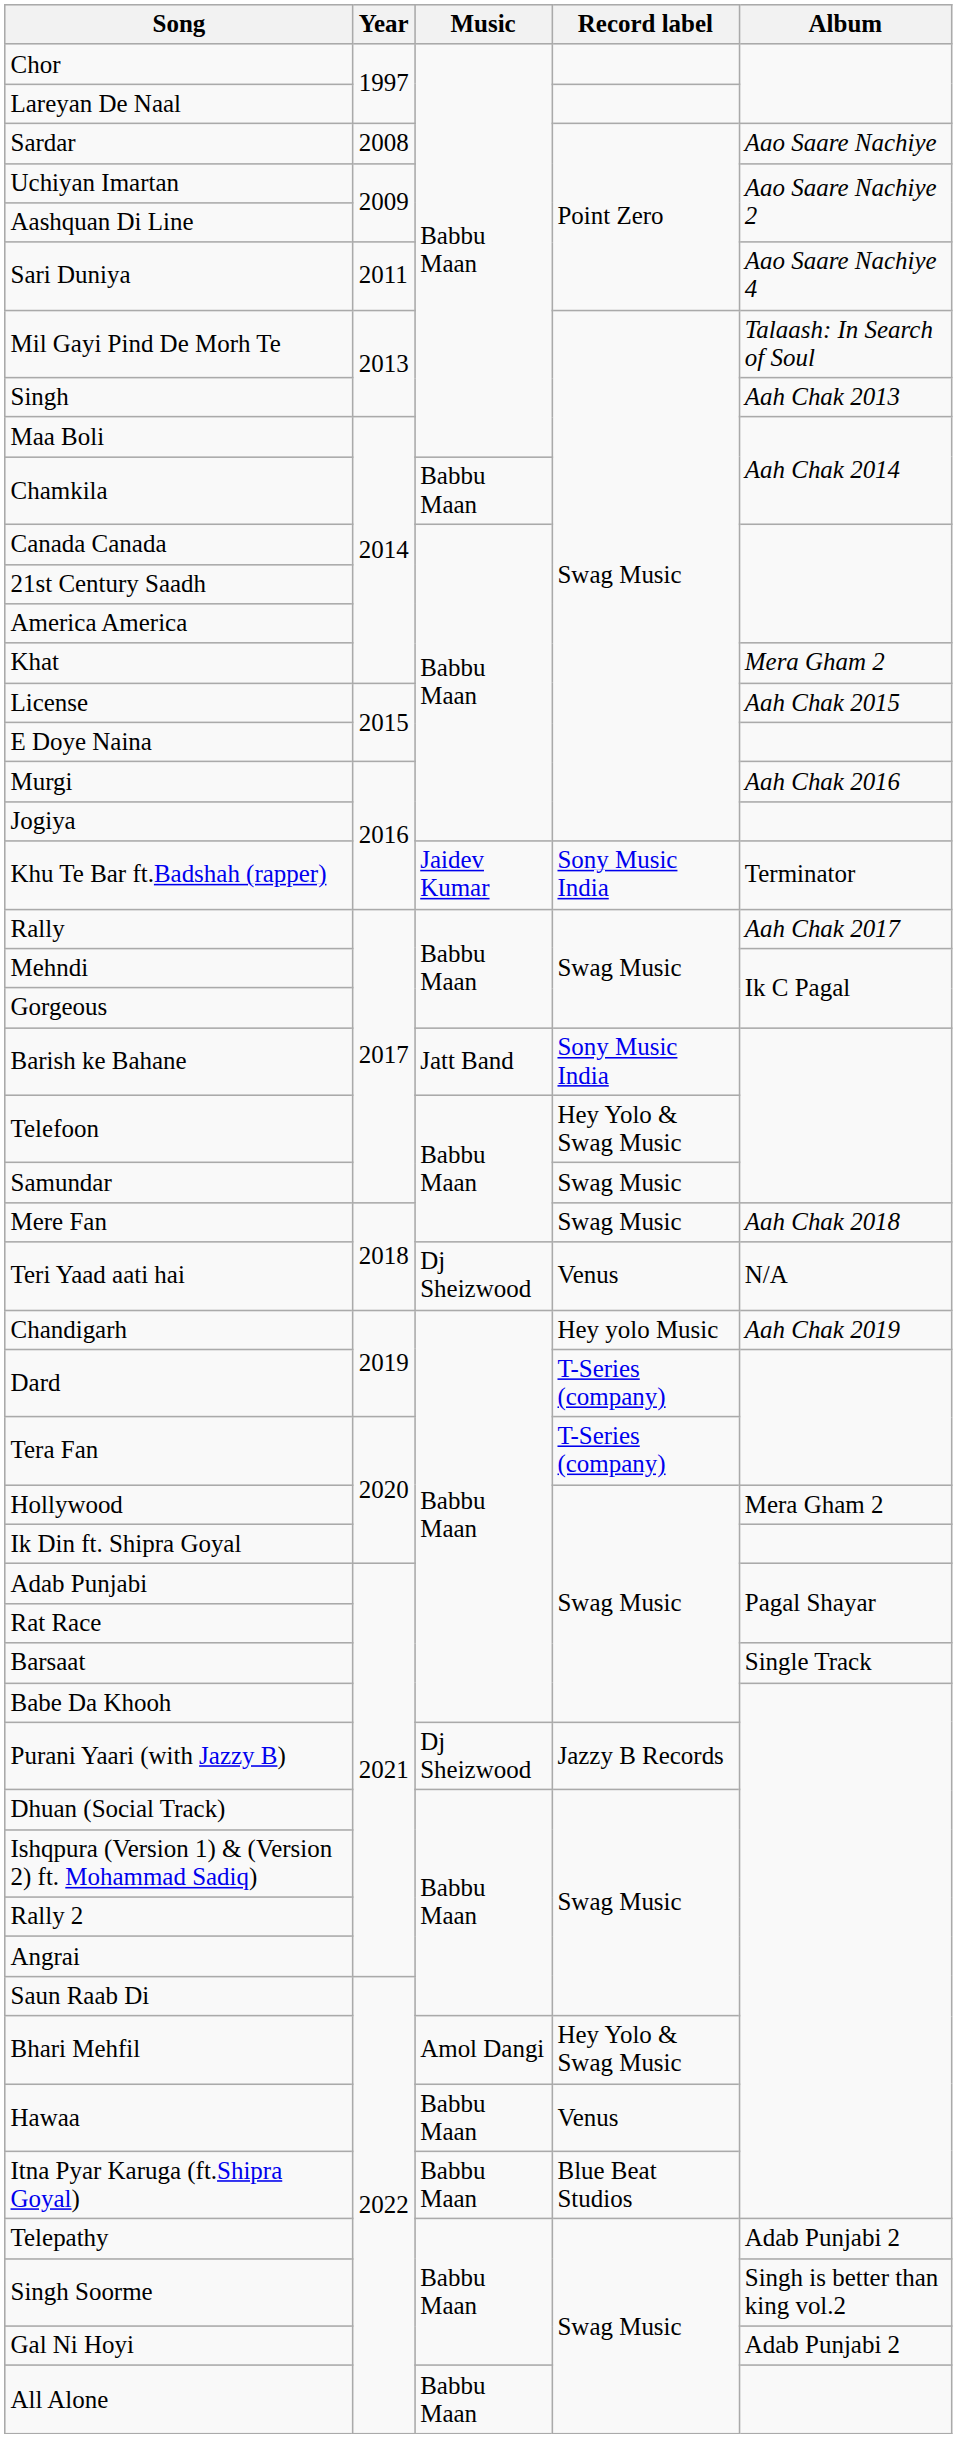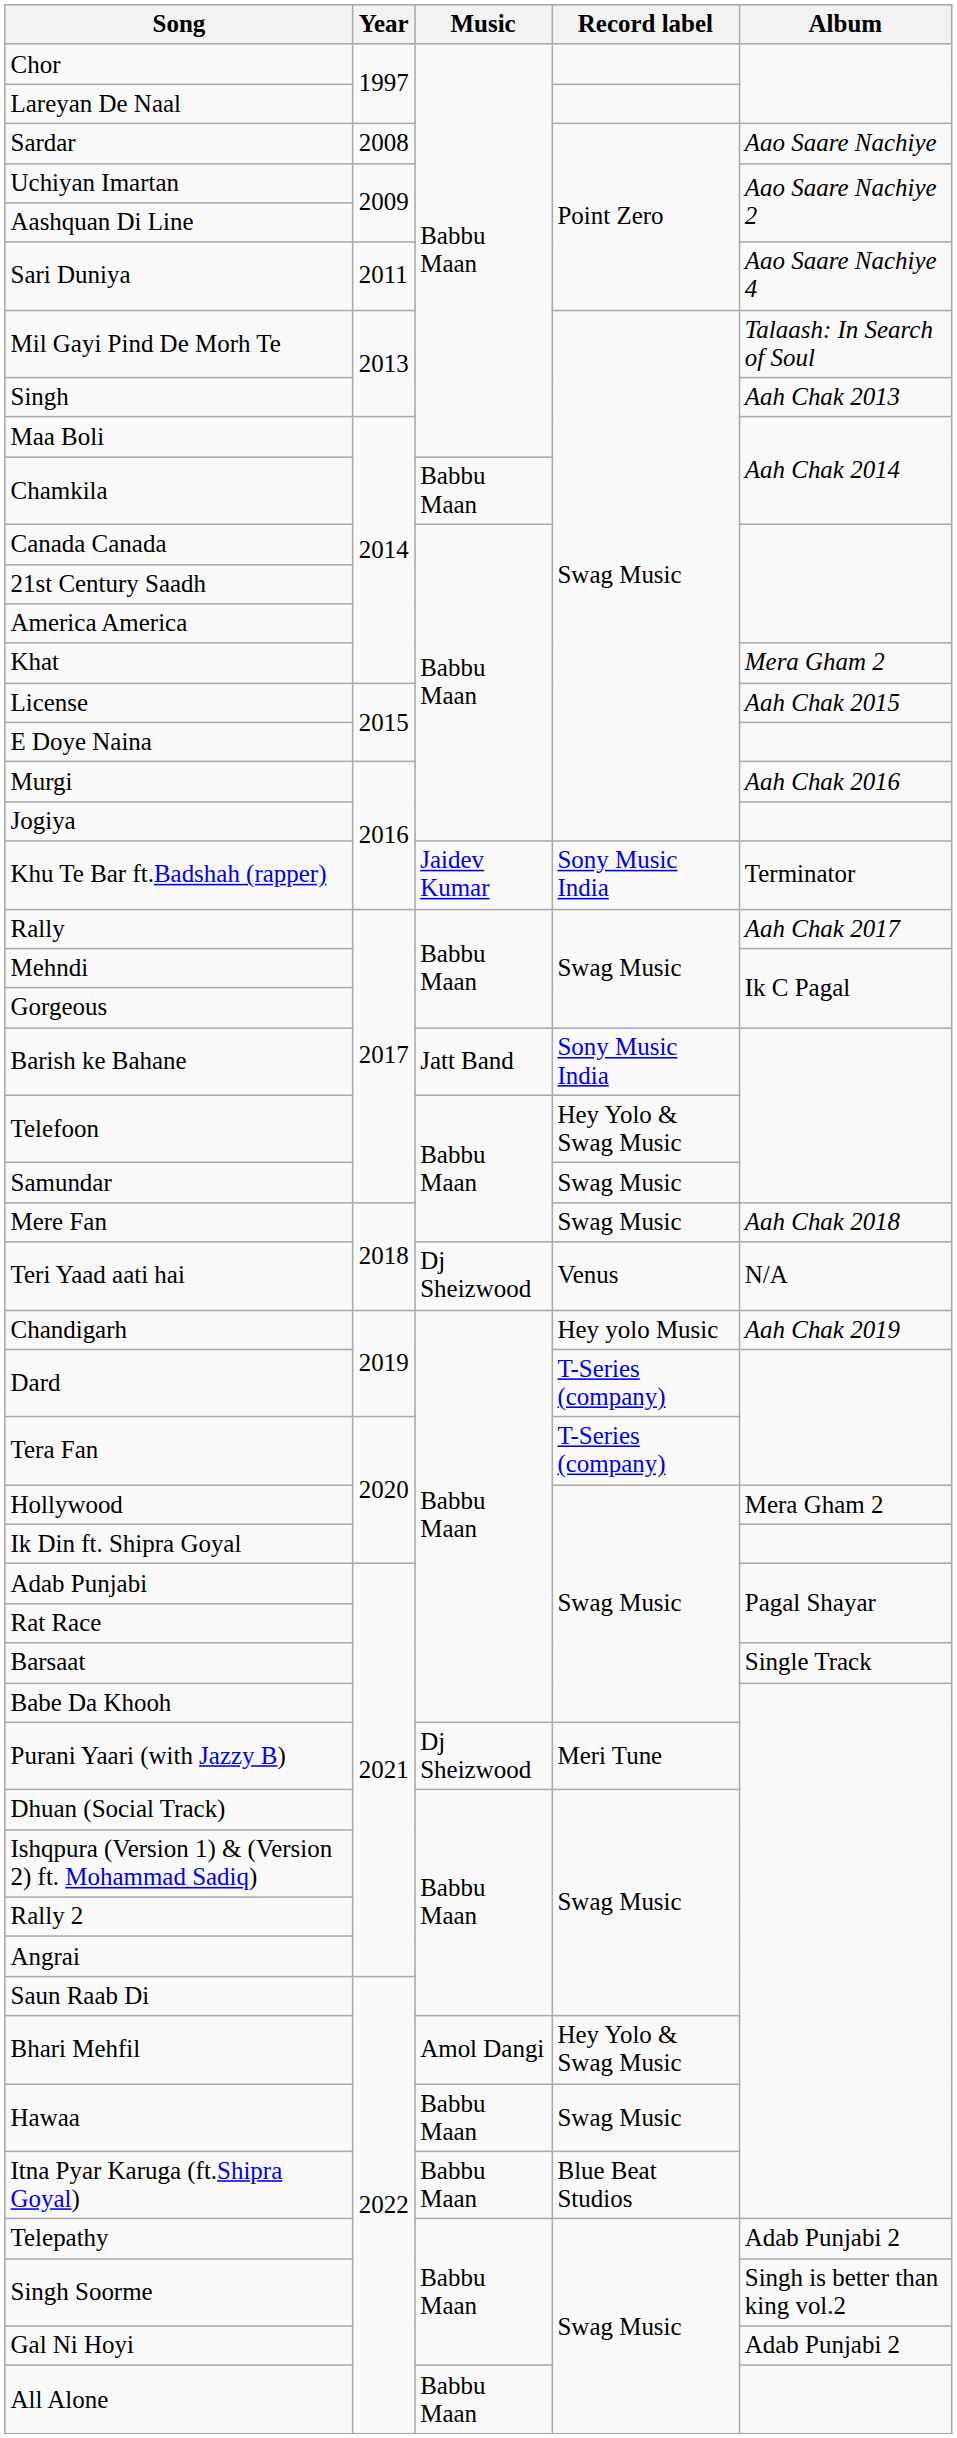(641, 1755) Jazzy B Records -> (610, 1755) Meri Tune
(588, 2117) Venus -> (620, 2117) Swag Music
